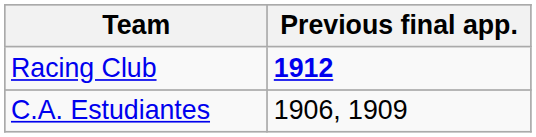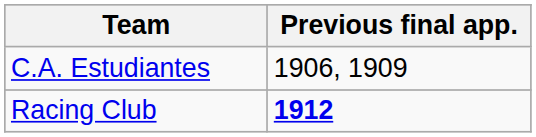rows swapped: (84, 68) <-> (111, 110)
